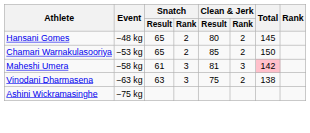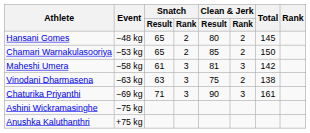(268, 66) pink background -> (268, 66) no background
+ row: (43, 94)
+ row: (48, 122)
